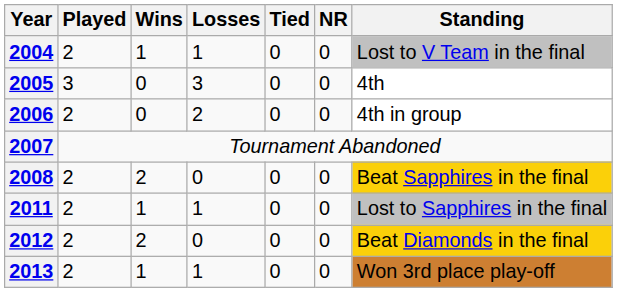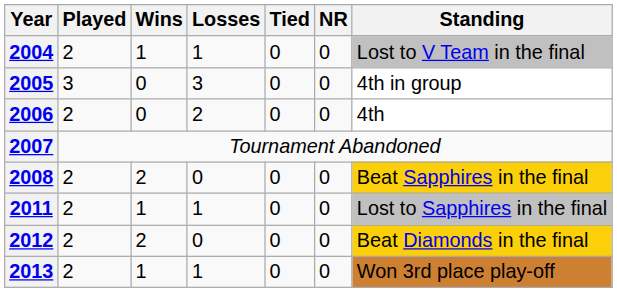(371, 83) 4th -> (409, 83) 4th in group
(409, 114) 4th in group -> (371, 114) 4th
